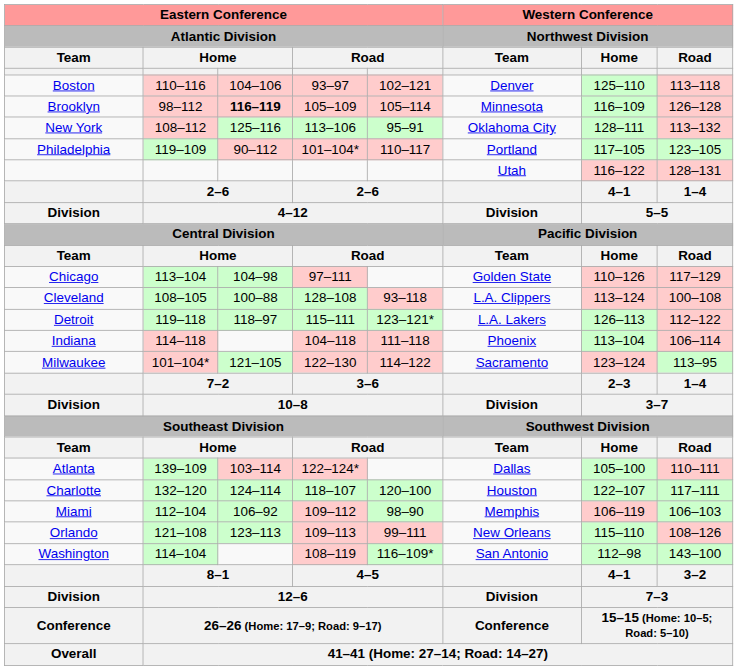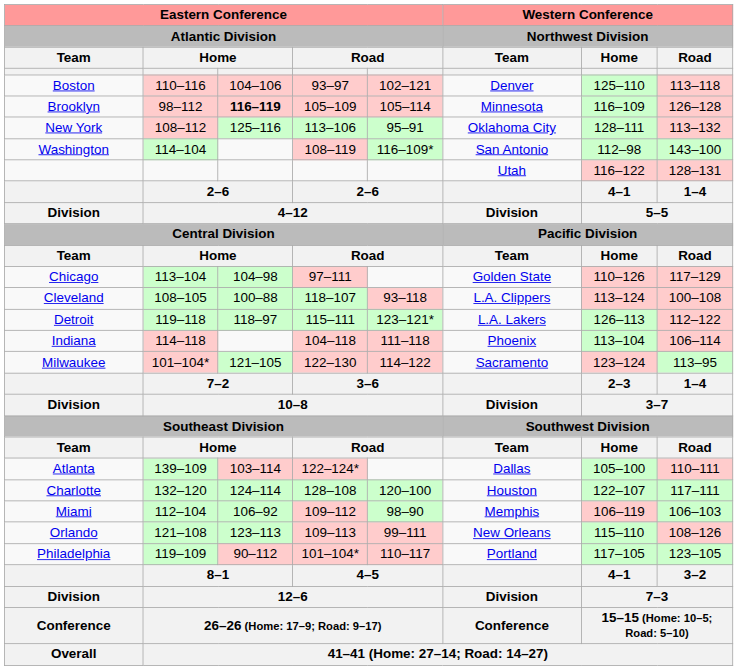rows swapped: (74, 149) <-> (74, 554)
(330, 298) 128–108 -> (330, 298) 118–107
(330, 490) 118–107 -> (330, 490) 128–108
